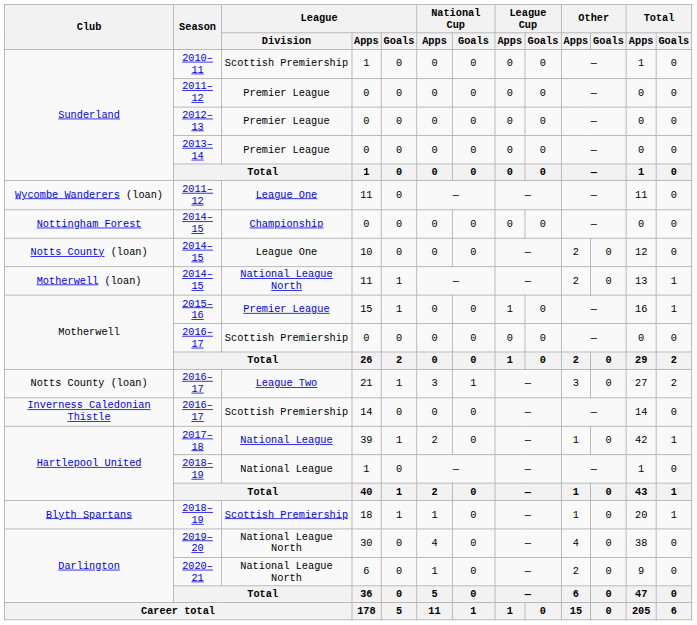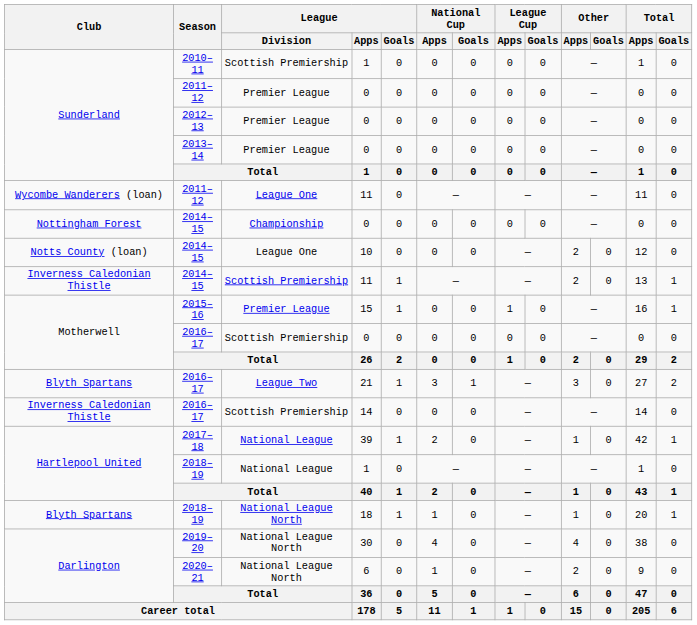(89, 281) Motherwell (loan) -> (89, 281) Inverness Caledonian Thistle
(286, 281) National League North -> (286, 281) Scottish Premiership
(89, 383) Notts County (loan) -> (89, 383) Blyth Spartans
(286, 514) Scottish Premiership -> (286, 514) National League North
